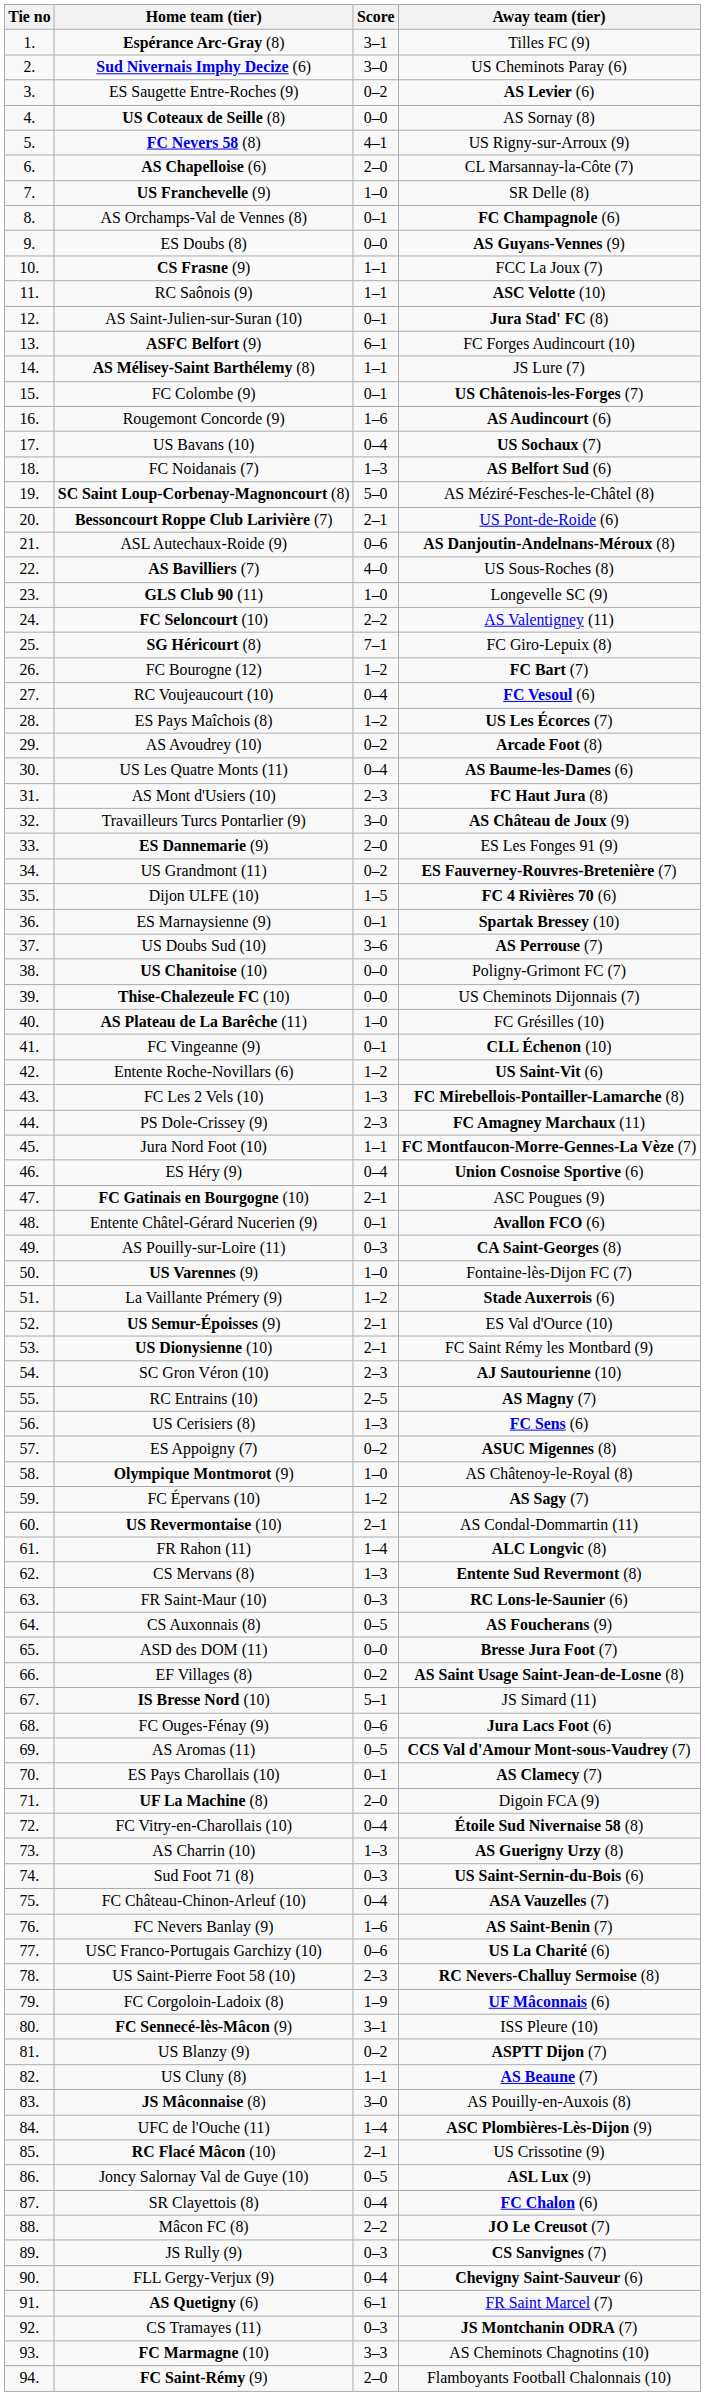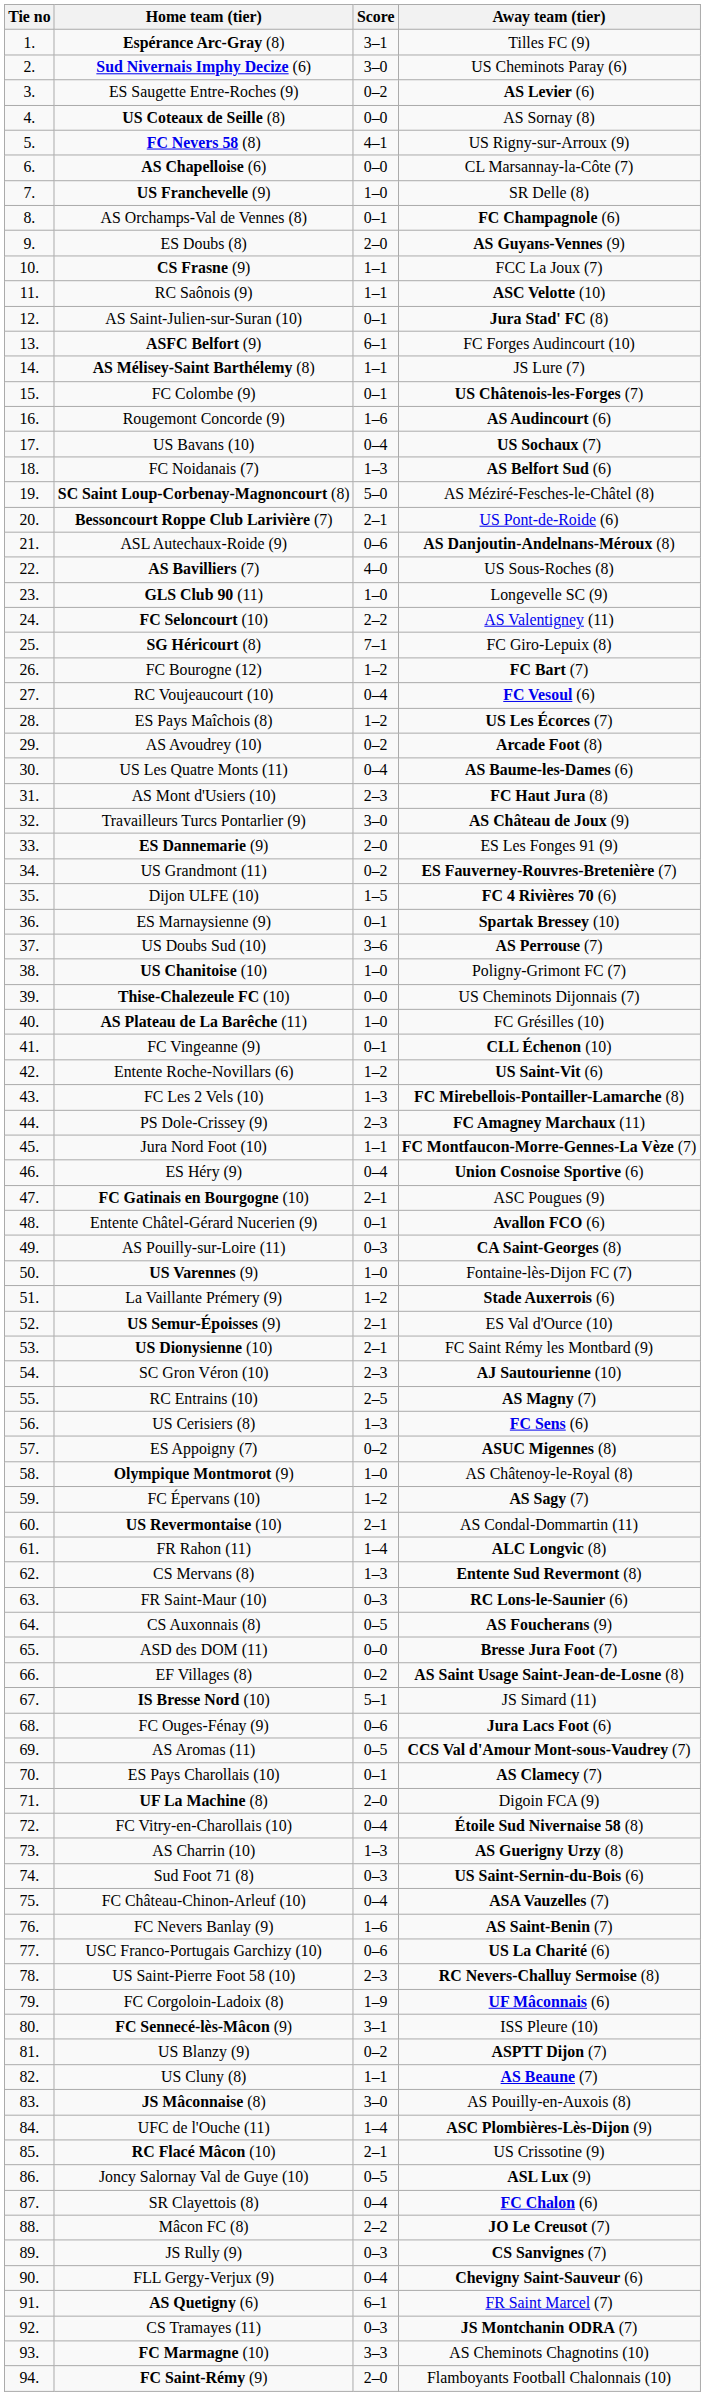(376, 167) 2–0 -> (376, 167) 0–0
(376, 243) 0–0 -> (376, 243) 2–0
(376, 971) 0–0 -> (376, 971) 1–0
